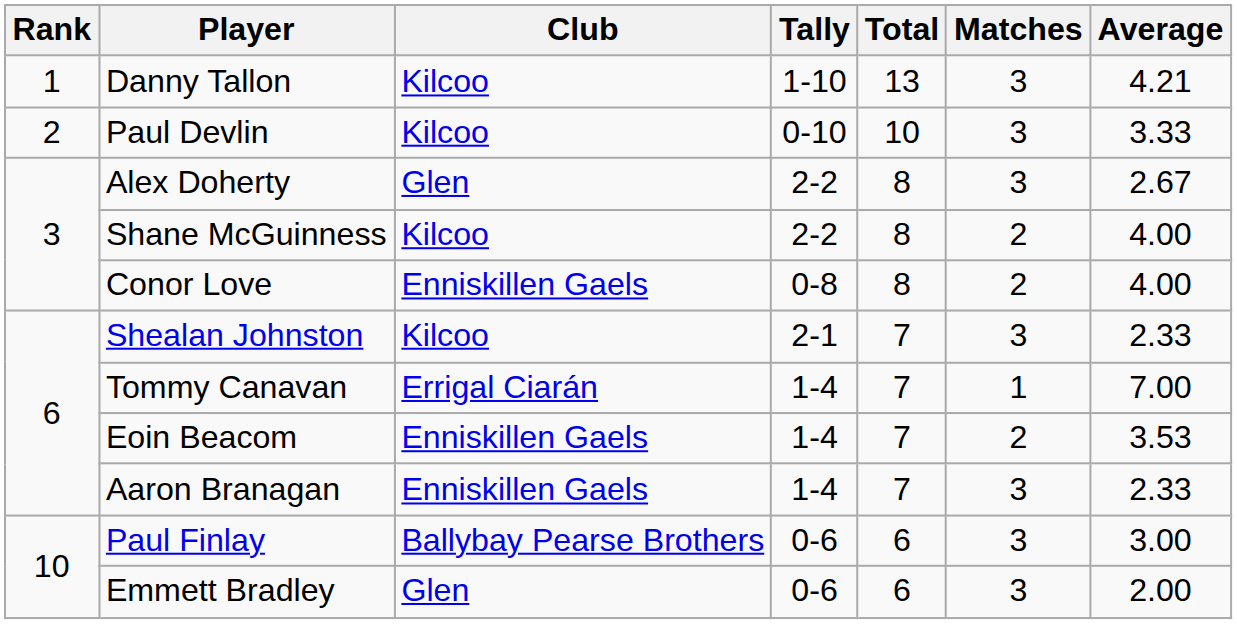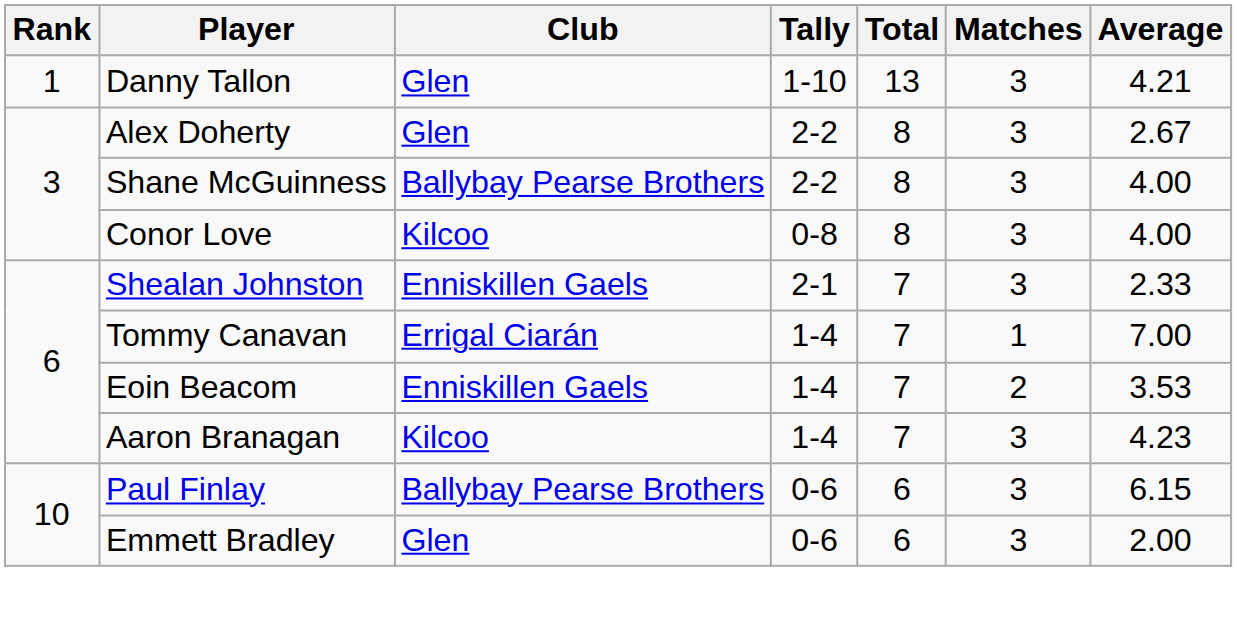(445, 81) Kilcoo -> (435, 81) Glen
- row: (187, 132)
(445, 234) Kilcoo -> (583, 183) Ballybay Pearse Brothers
(1018, 234) 2 -> (1018, 183) 3
(525, 285) Enniskillen Gaels -> (445, 234) Kilcoo
(1018, 285) 2 -> (1018, 234) 3
(445, 336) Kilcoo -> (525, 285) Enniskillen Gaels
(525, 489) Enniskillen Gaels -> (445, 438) Kilcoo
(1160, 489) 2.33 -> (1160, 438) 4.23
(1160, 540) 3.00 -> (1160, 489) 6.15
